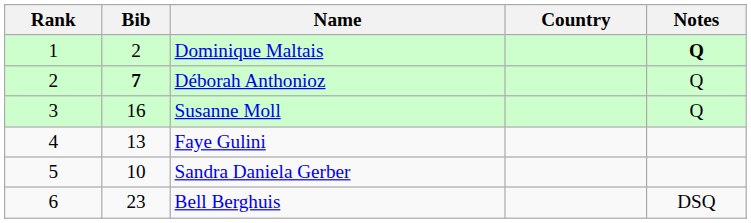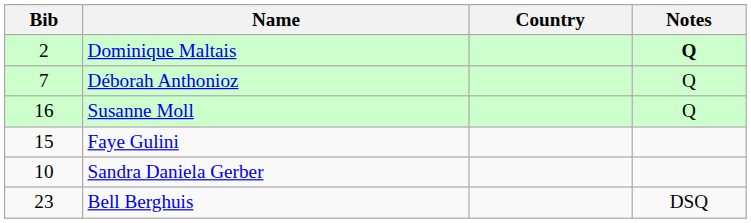- column: (53, 19)
(136, 80) bold -> (44, 80) normal
(136, 141) 13 -> (44, 141) 15
